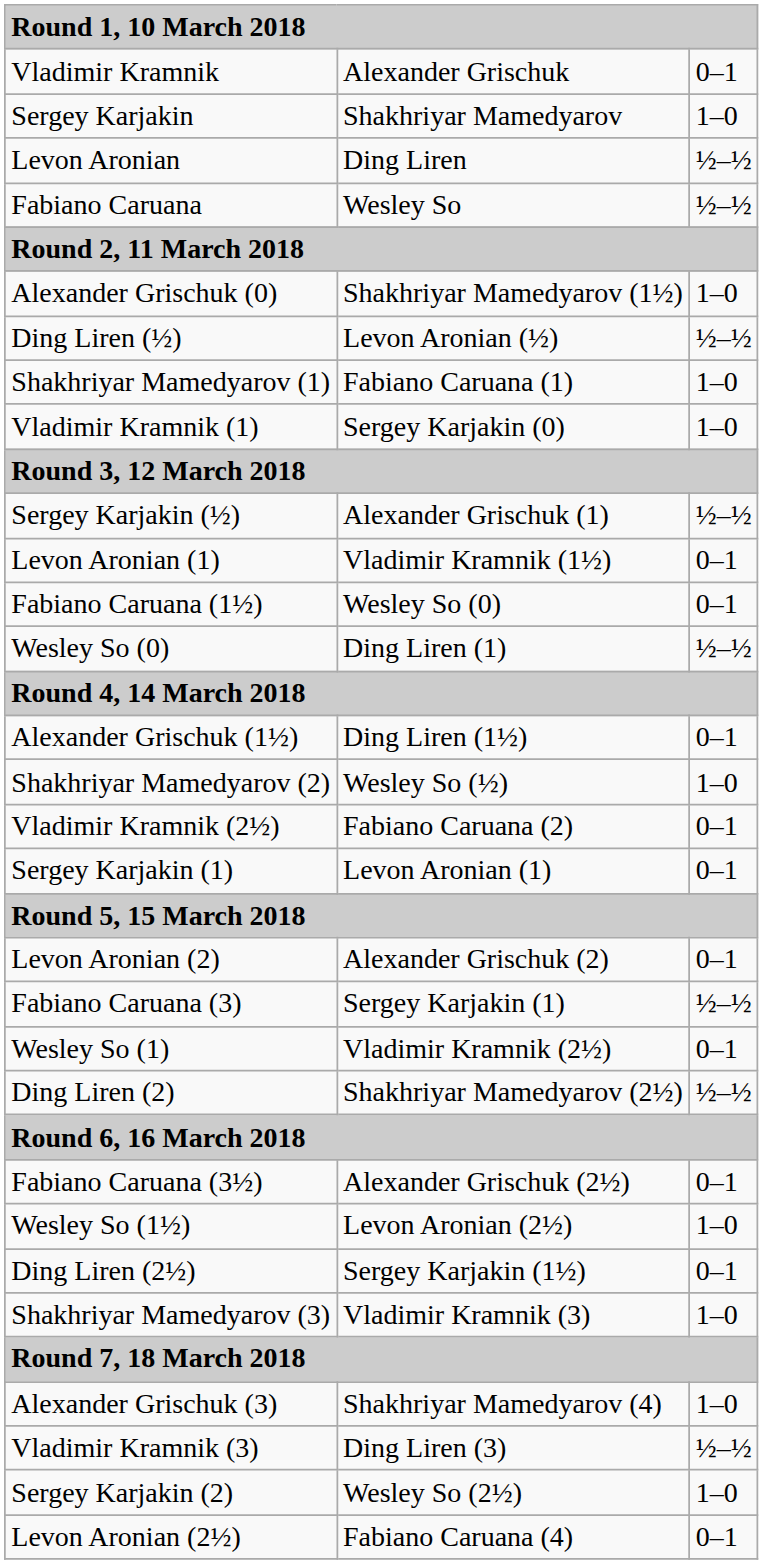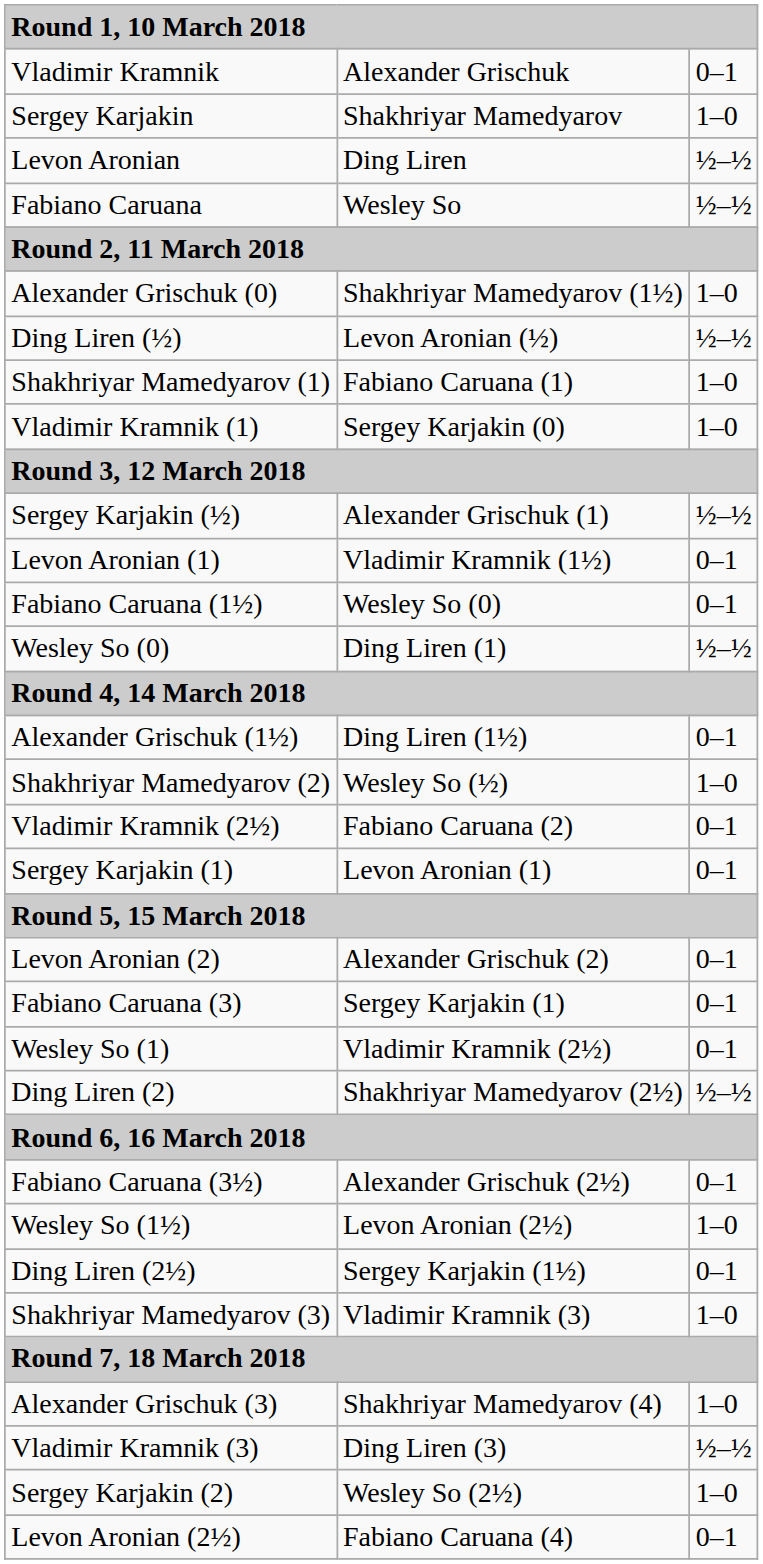(724, 1003) ½–½ -> (717, 1003) 0–1
